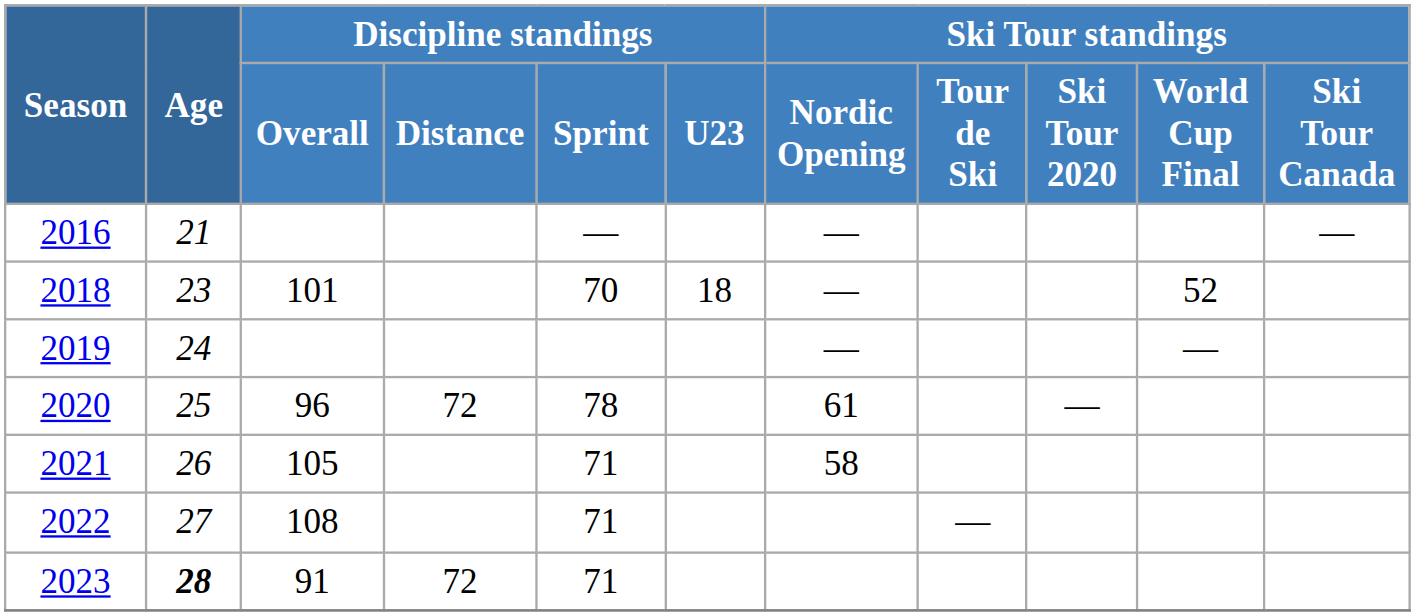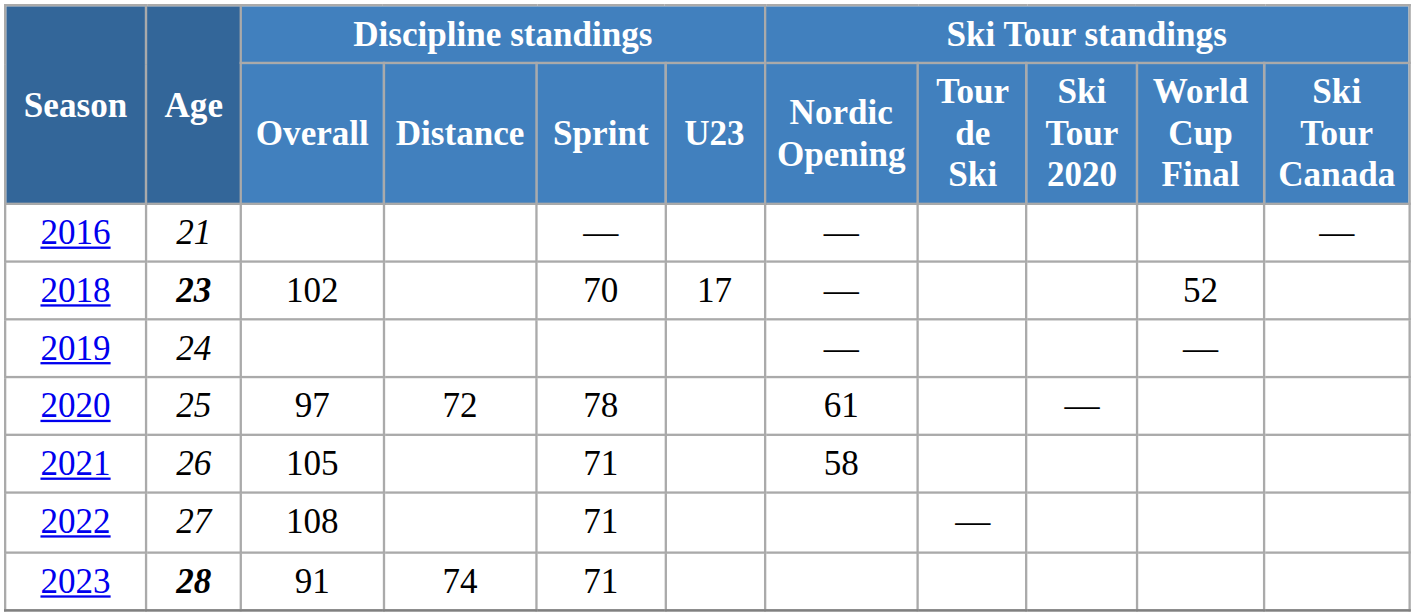(194, 290) normal -> (194, 290) bold
(312, 290) 101 -> (312, 290) 102
(714, 290) 18 -> (714, 290) 17
(312, 406) 96 -> (312, 406) 97
(460, 579) 72 -> (460, 579) 74
